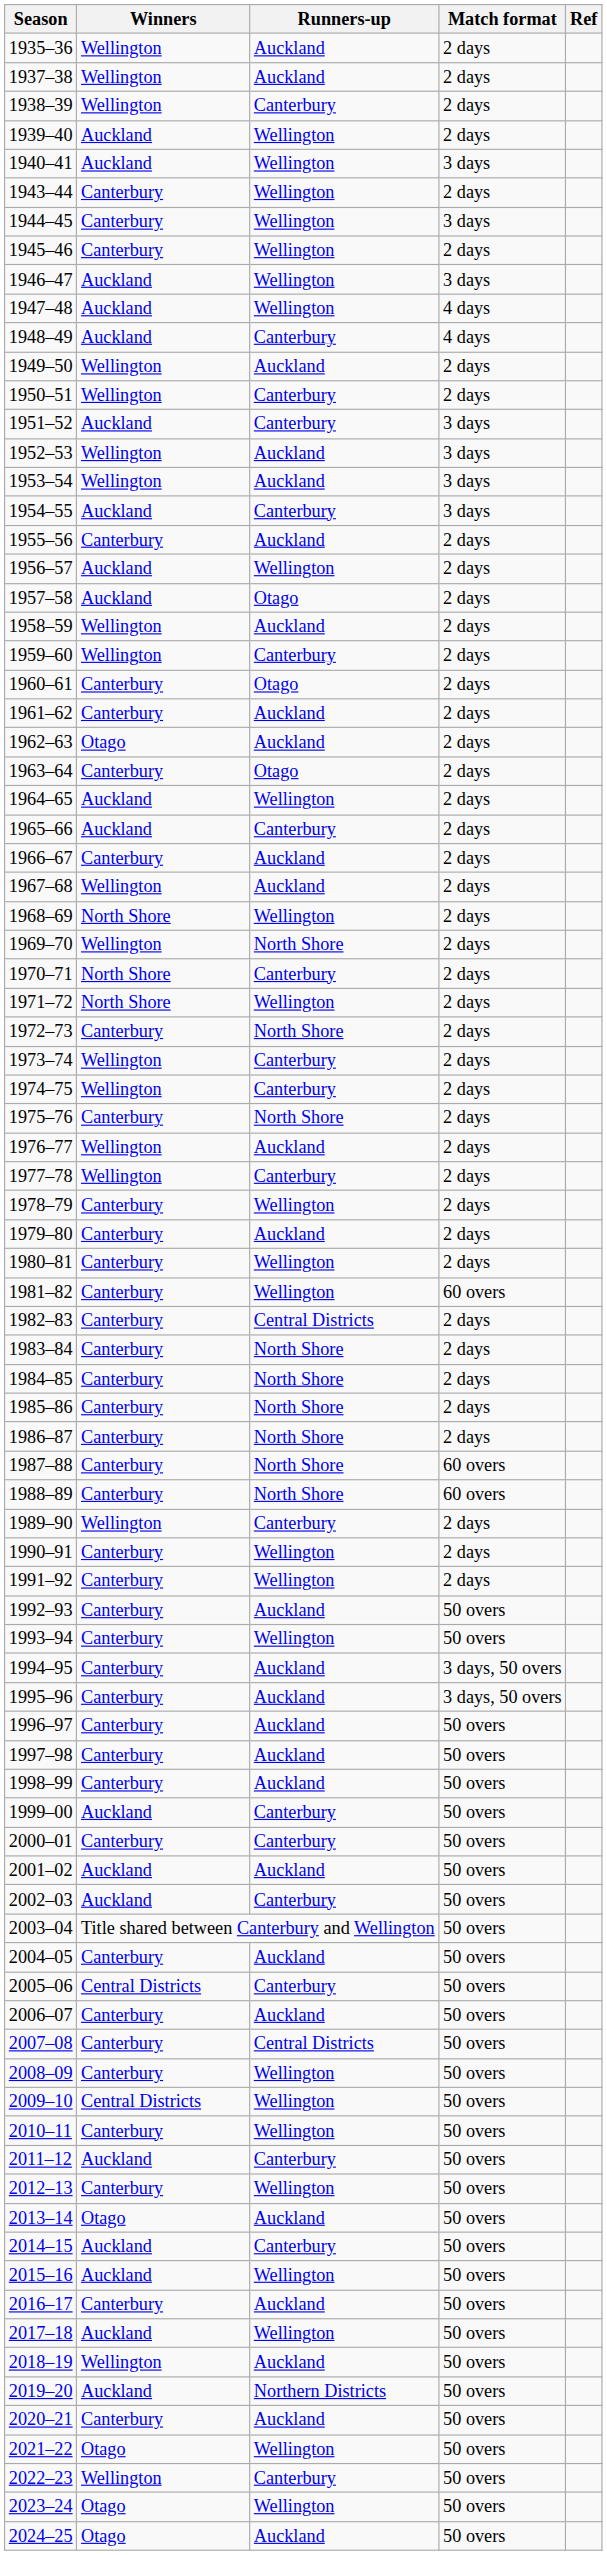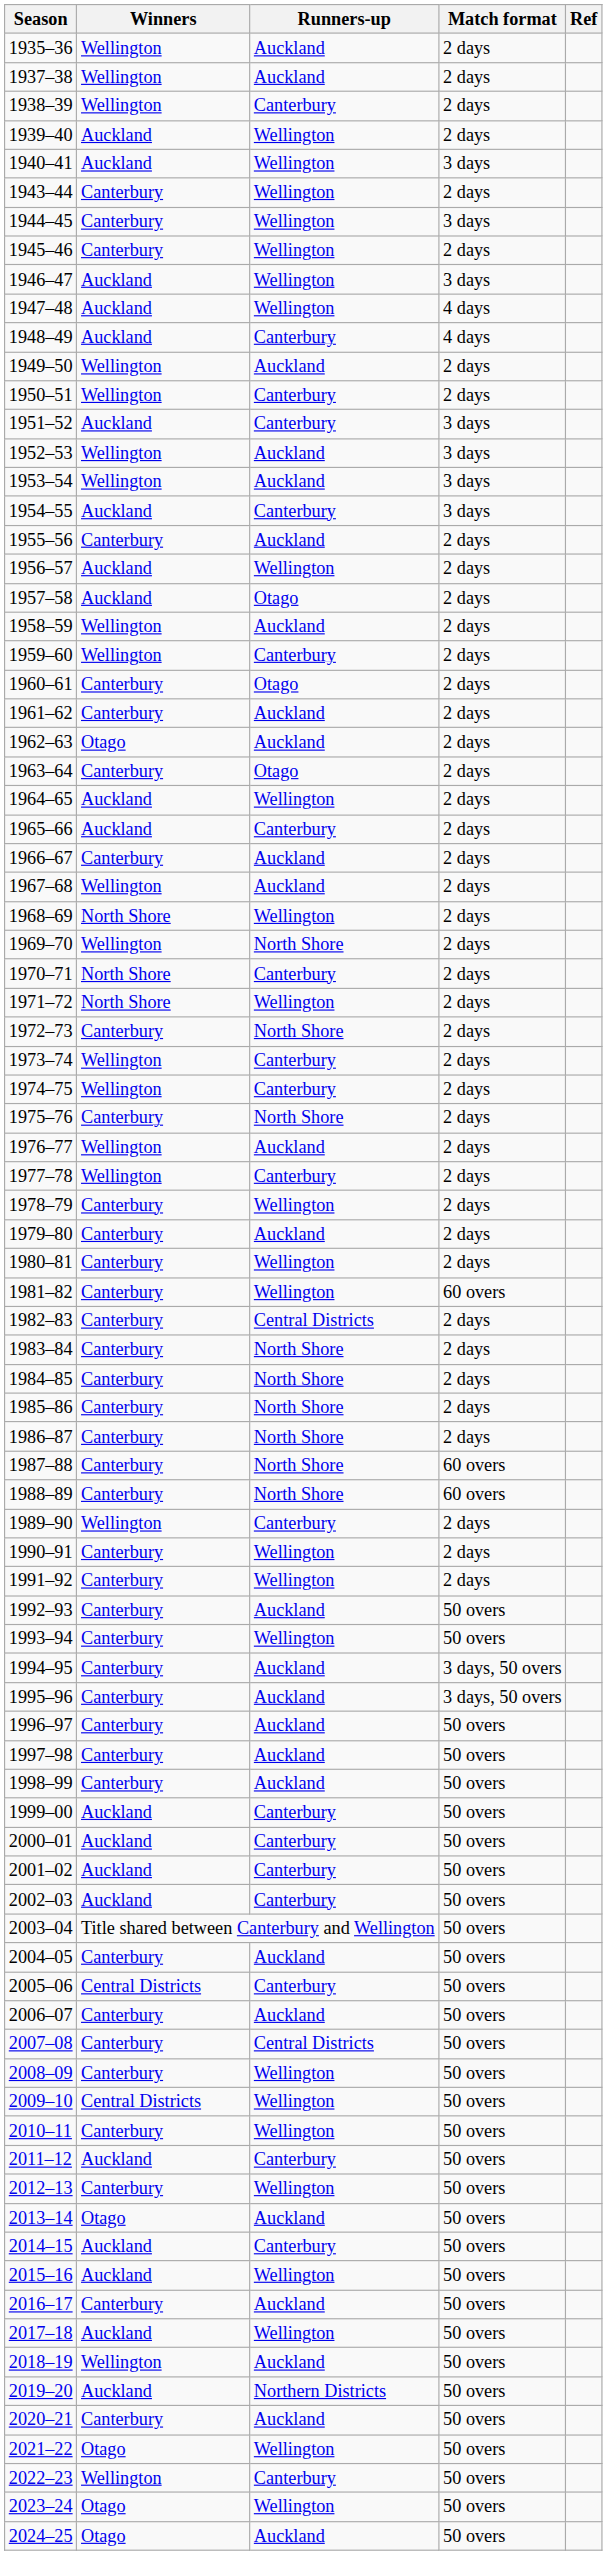(122, 1841) Canterbury -> (116, 1841) Auckland
(289, 1870) Auckland -> (295, 1870) Canterbury
